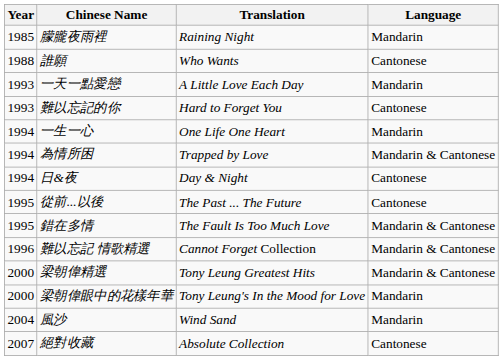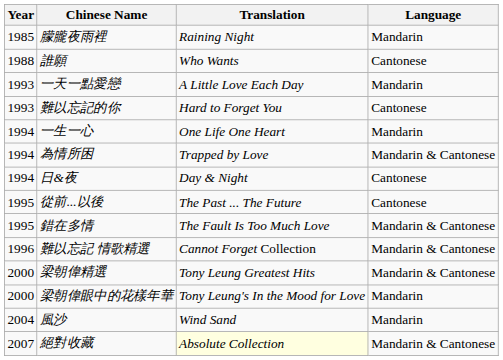(232, 343) no background -> (232, 343) lightyellow background
(399, 343) Cantonese -> (433, 343) Mandarin & Cantonese
